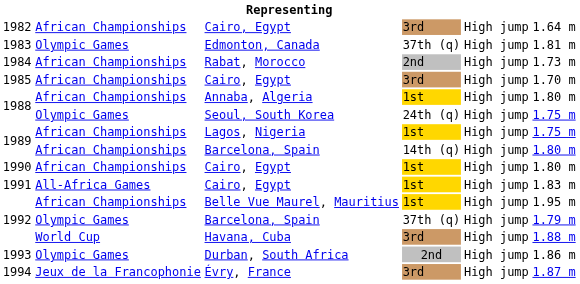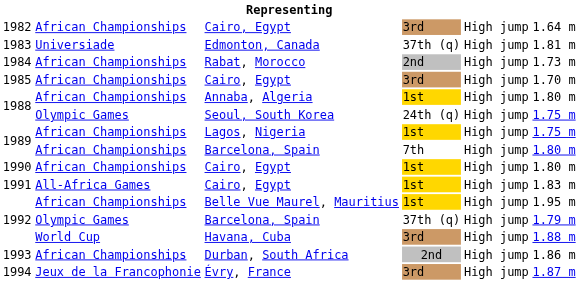(82, 45) Olympic Games -> (75, 45) Universiade
(431, 150) 14th (q) -> (413, 150) 7th
(82, 254) Olympic Games -> (111, 254) African Championships
